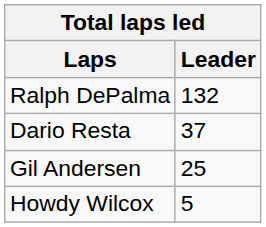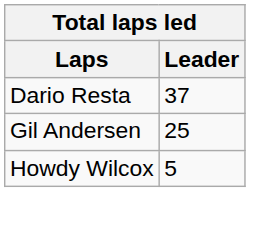- row: (90, 95)
